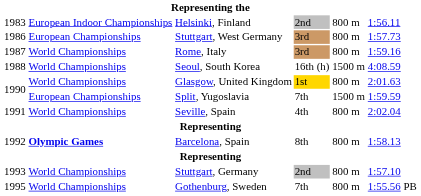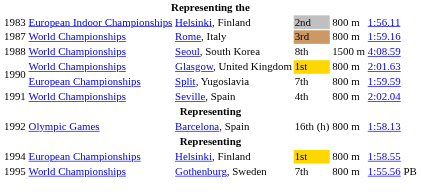- row: (15, 37)
(312, 67) 16th (h) -> (302, 52) 8th
(349, 97) 1500 m -> (346, 82) 800 m
(66, 141) bold -> (64, 127) normal
(302, 141) 8th -> (312, 126) 16th (h)
- row: (15, 171)
+ row: (15, 156)
